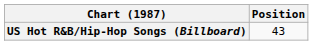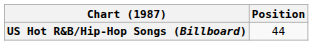(278, 31) 43 -> (278, 31) 44
